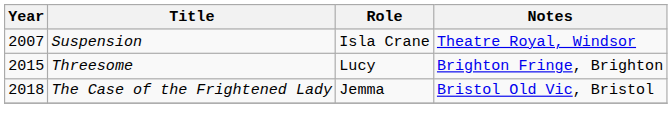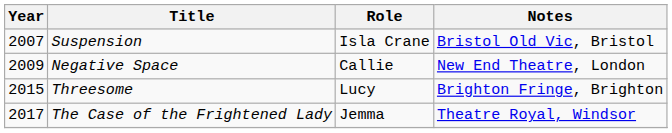(537, 41) Theatre Royal, Windsor -> (546, 41) Bristol Old Vic, Bristol
+ row: (115, 66)
(26, 91) 2018 -> (26, 115) 2017
(546, 91) Bristol Old Vic, Bristol -> (537, 115) Theatre Royal, Windsor
